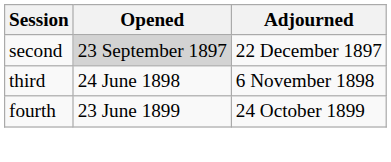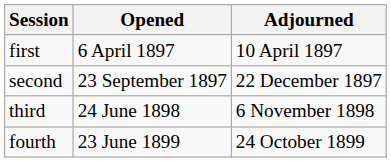+ row: (24, 50)
(152, 50) lightgrey background -> (152, 80) no background
